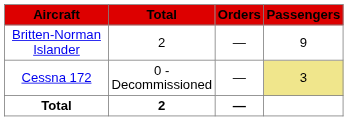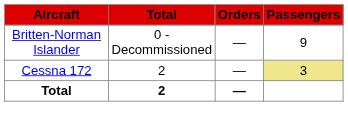(162, 42) 2 -> (162, 42) 0 - Decommissioned
(162, 77) 0 - Decommissioned -> (162, 70) 2
